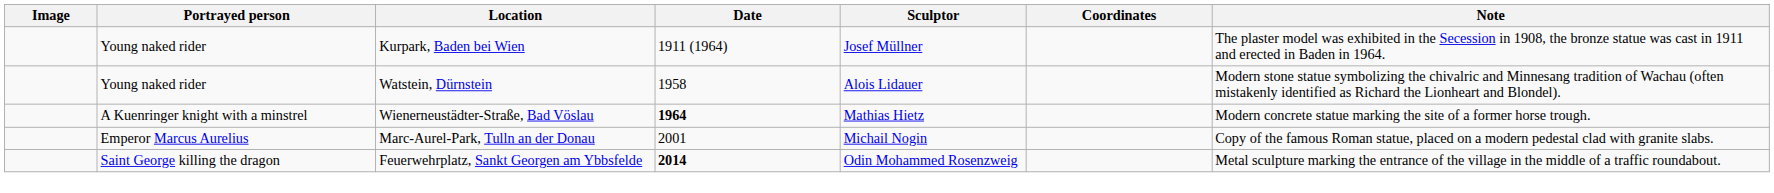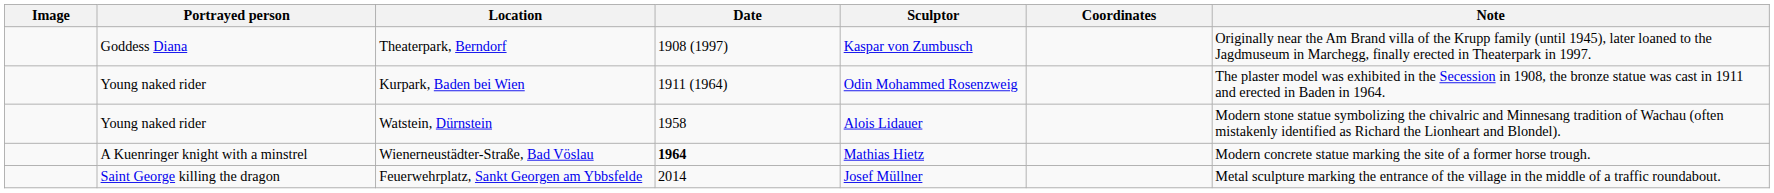+ row: (443, 46)
(883, 46) Josef Müllner -> (931, 84) Odin Mohammed Rosenzweig
- row: (487, 138)
(672, 160) bold -> (672, 176) normal
(931, 160) Odin Mohammed Rosenzweig -> (883, 176) Josef Müllner
